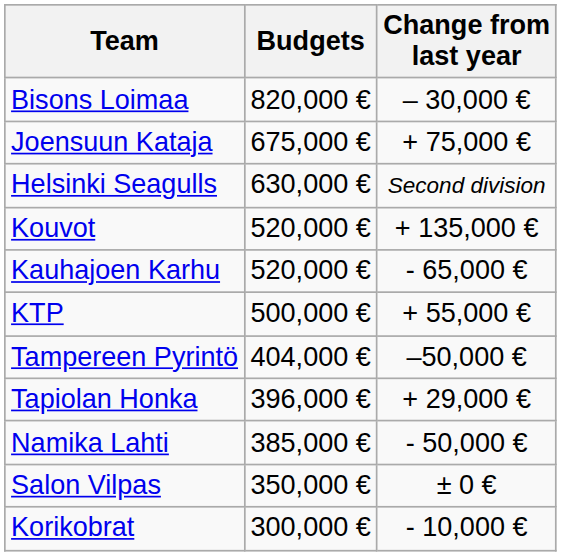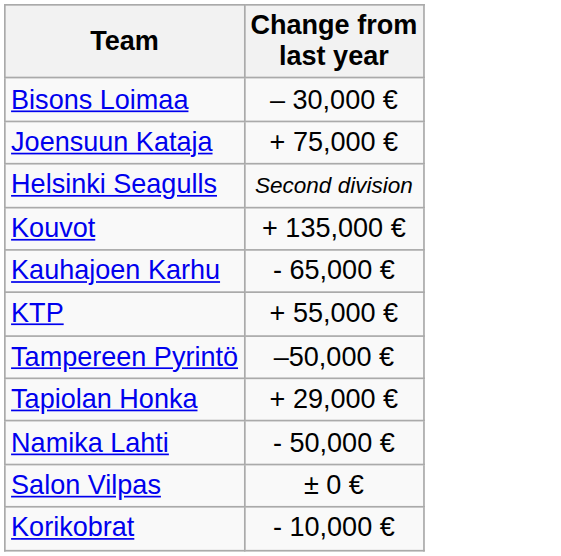- column: (311, 41)
